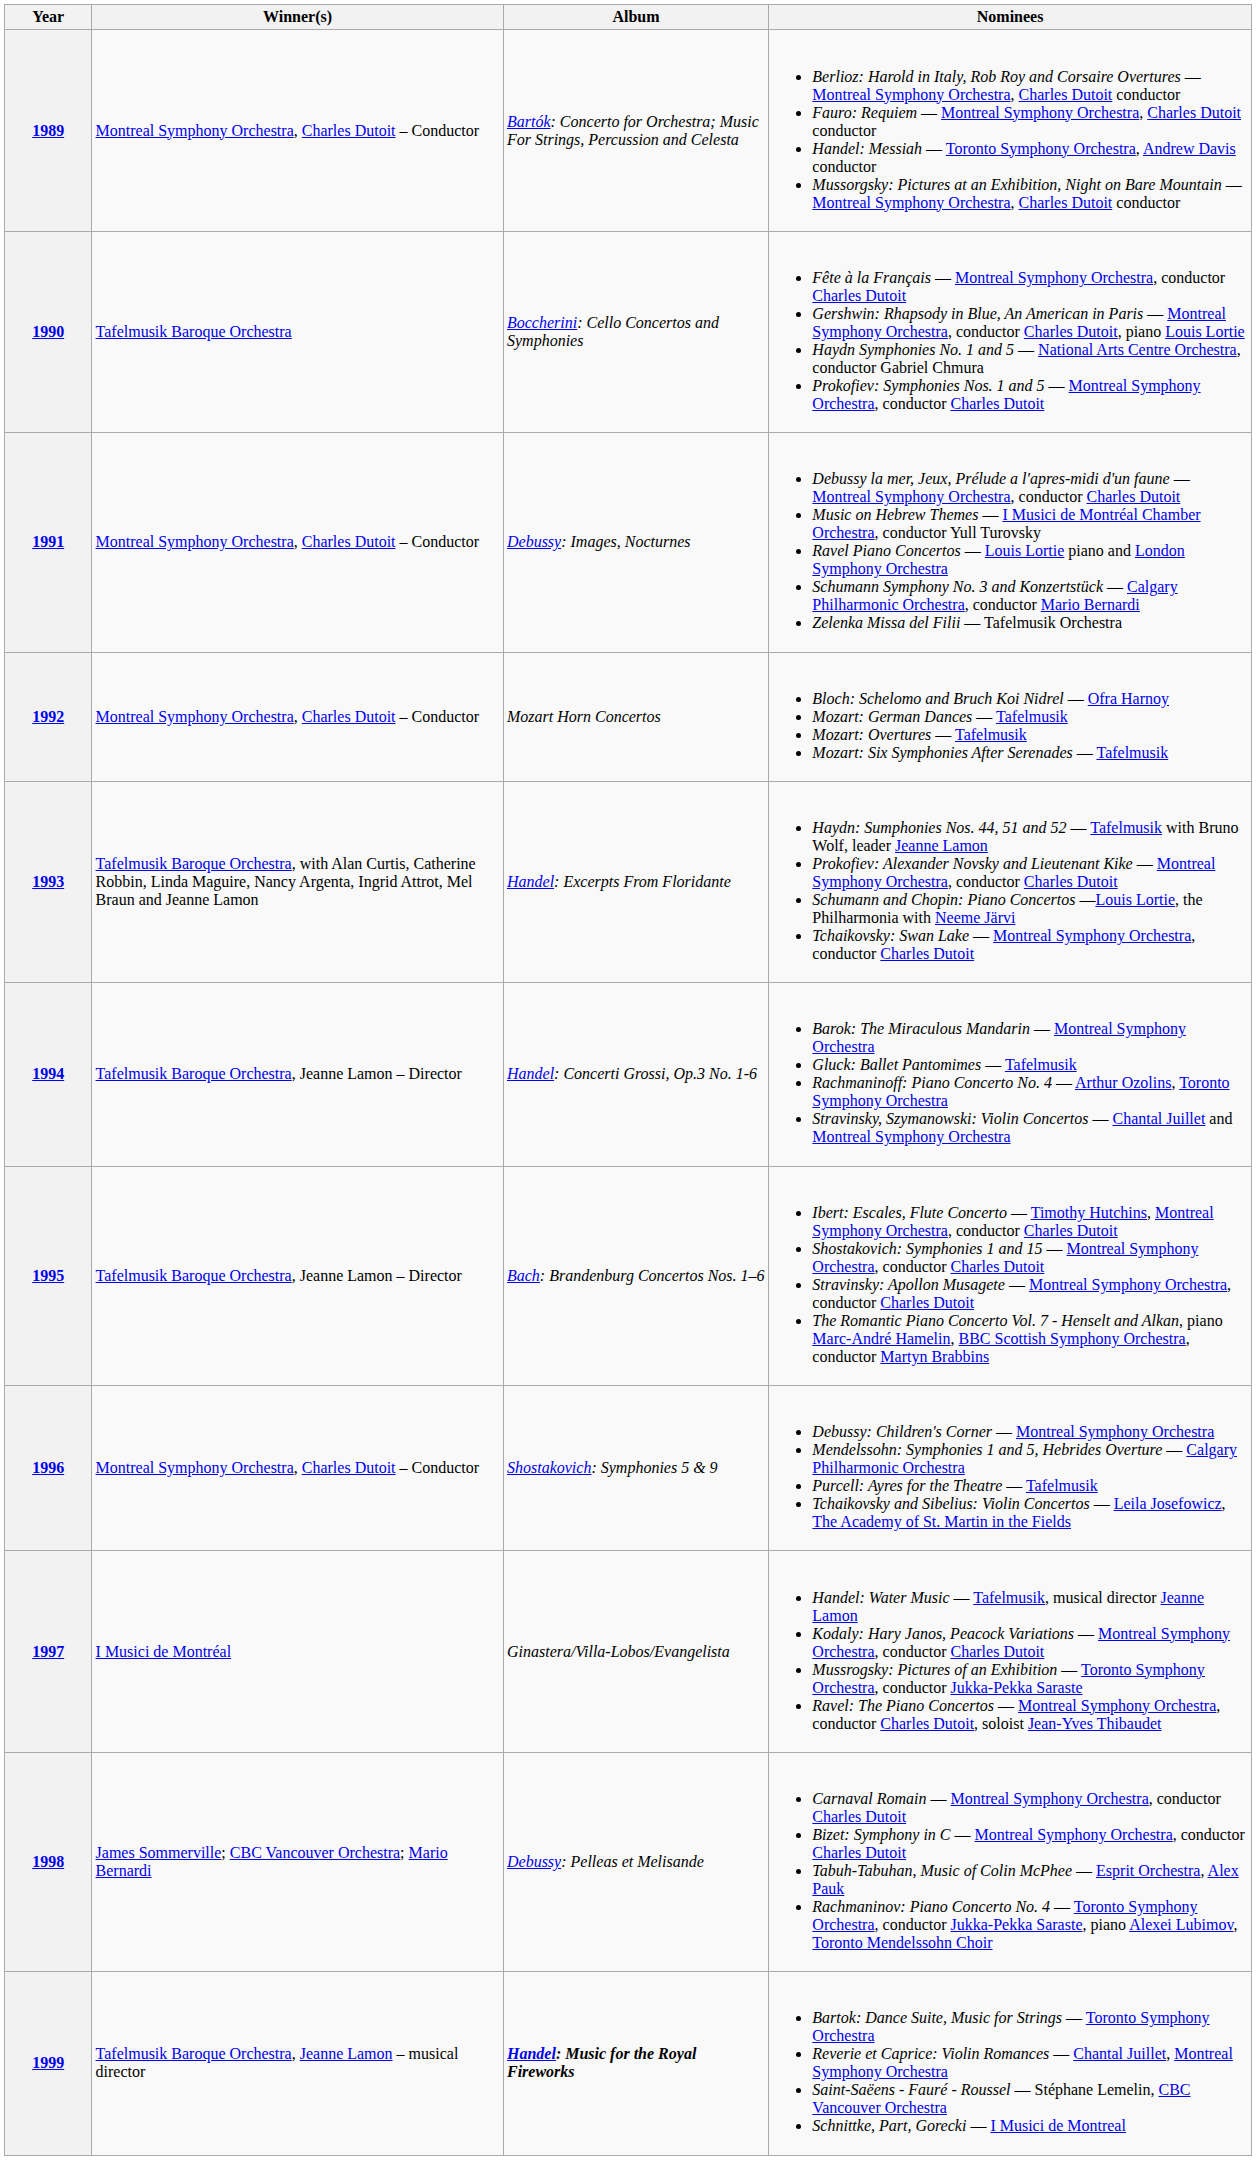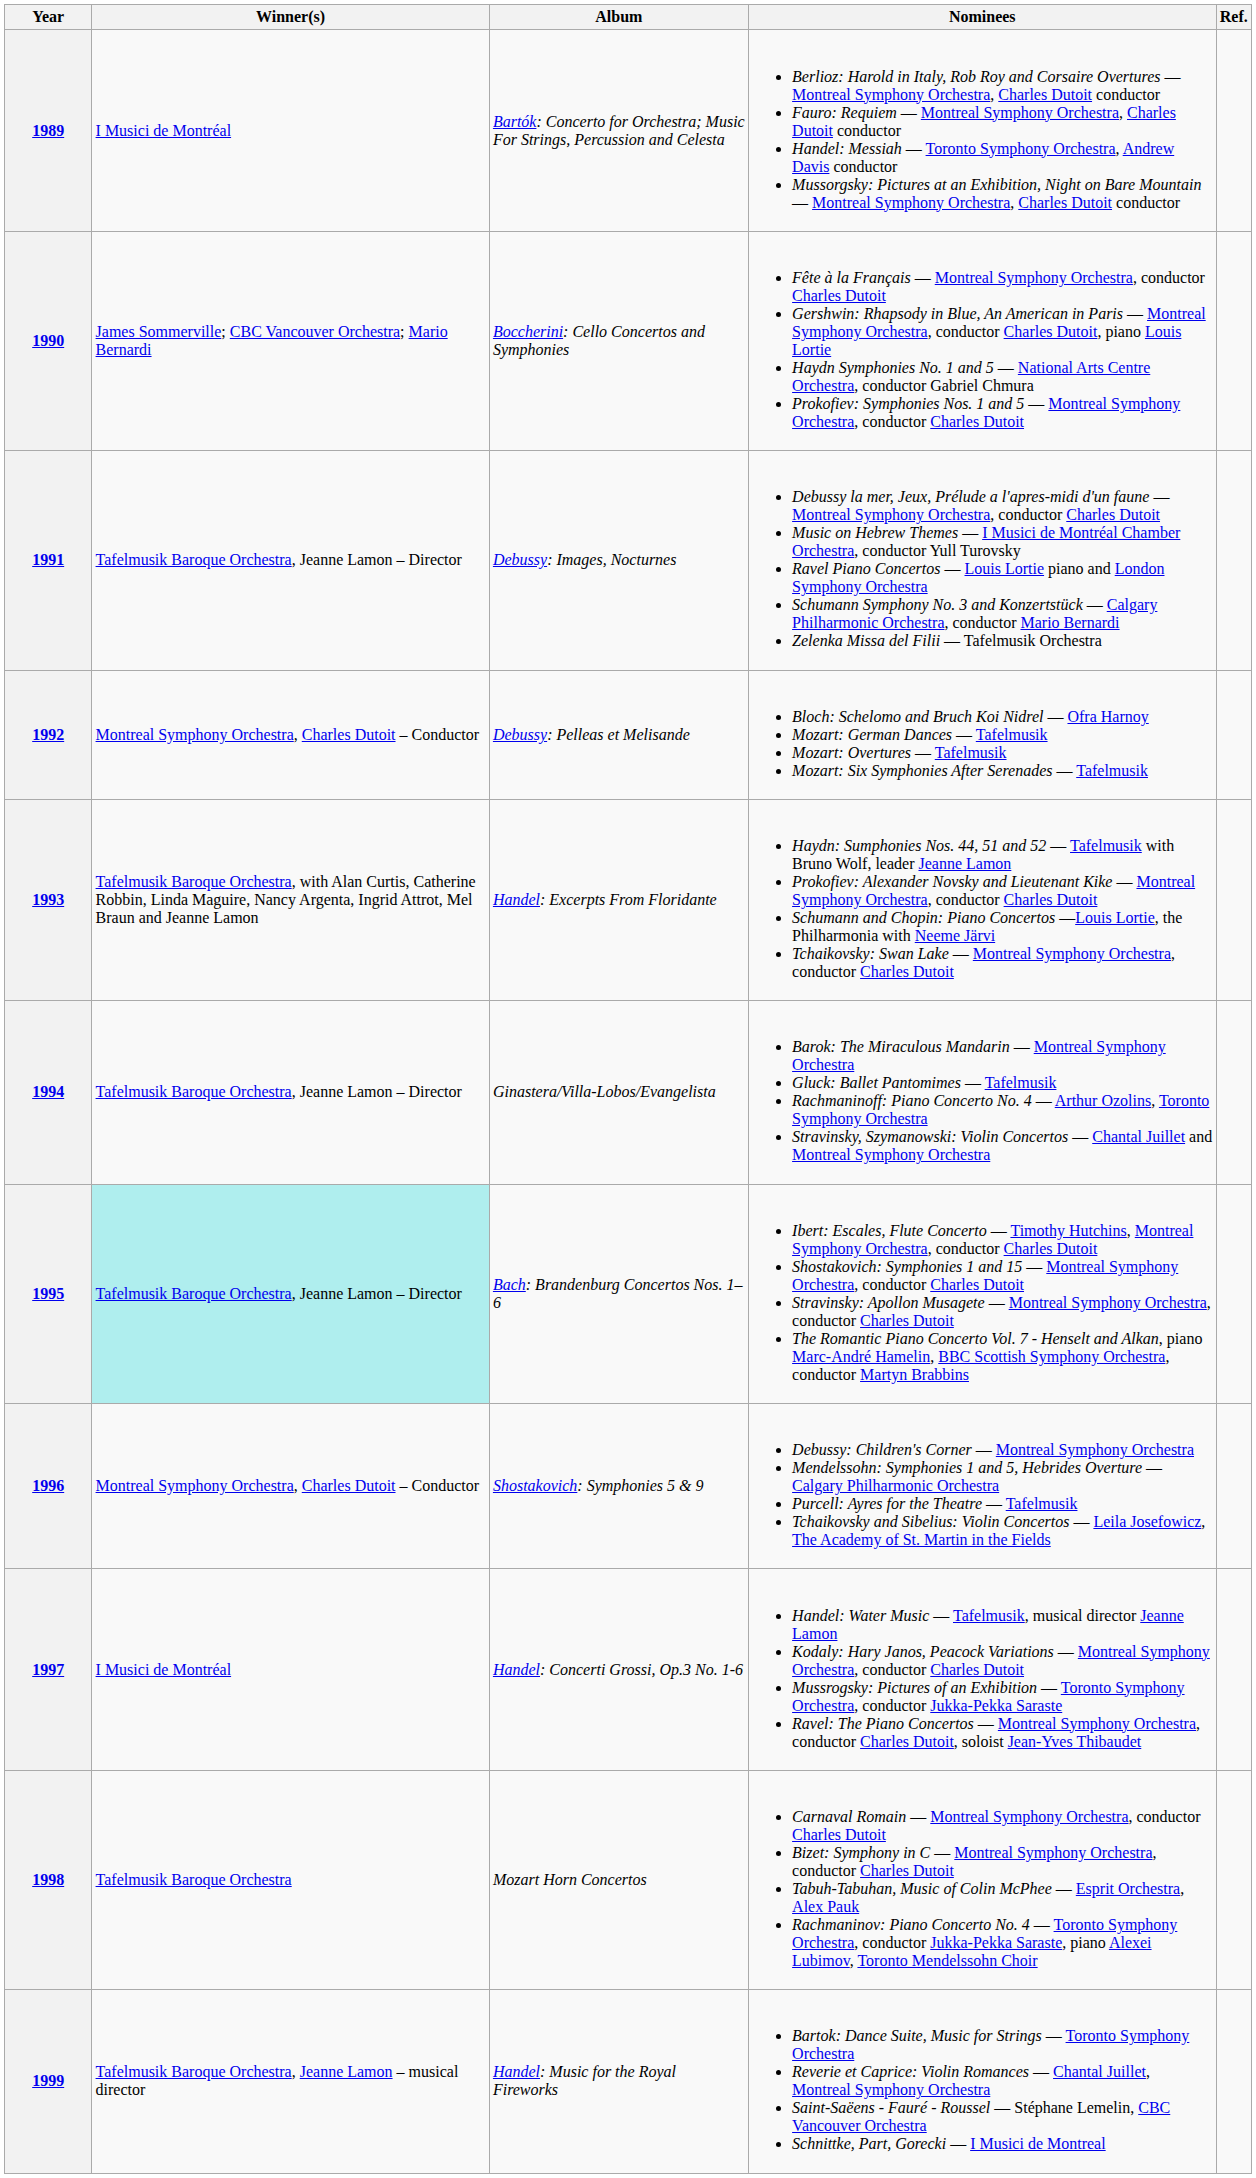+ column: (1234, 17)
(287, 130) Montreal Symphony Orchestra, Charles Dutoit – Conductor -> (163, 130) I Musici de Montréal
(194, 331) Tafelmusik Baroque Orchestra -> (272, 340) James Sommerville; CBC Vancouver Orchestra; Mario Bernardi
(287, 542) Montreal Symphony Orchestra, Charles Dutoit – Conductor -> (279, 560) Tafelmusik Baroque Orchestra, Jeanne Lamon – Director
(584, 716) Mozart Horn Concertos -> (591, 734) Debussy: Pelleas et Melisande
(632, 1074) Handel: Concerti Grossi, Op.3 No. 1-6 -> (604, 1092) Ginastera/Villa-Lobos/Evangelista
(279, 1275) no background -> (279, 1293) paleturquoise background
(618, 1651) Ginastera/Villa-Lobos/Evangelista -> (618, 1669) Handel: Concerti Grossi, Op.3 No. 1-6
(272, 1861) James Sommerville; CBC Vancouver Orchestra; Mario Bernardi -> (194, 1879) Tafelmusik Baroque Orchestra
(605, 1861) Debussy: Pelleas et Melisande -> (570, 1879) Mozart Horn Concertos
(602, 2063) bold -> (584, 2081) normal
